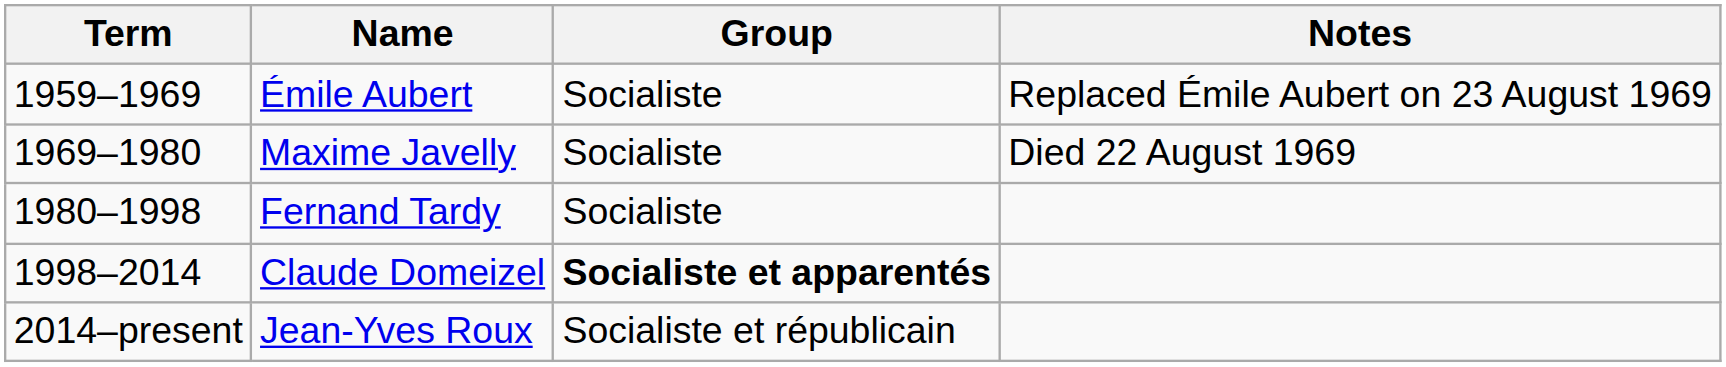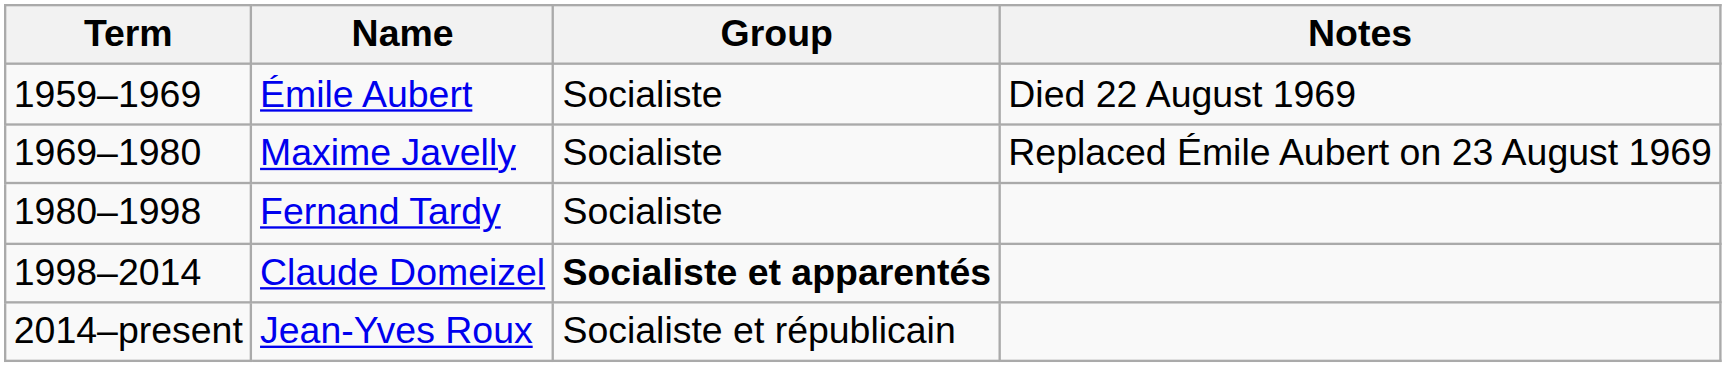(1360, 93) Replaced Émile Aubert on 23 August 1969 -> (1182, 93) Died 22 August 1969
(1182, 152) Died 22 August 1969 -> (1360, 152) Replaced Émile Aubert on 23 August 1969
